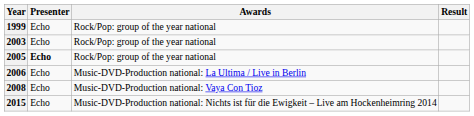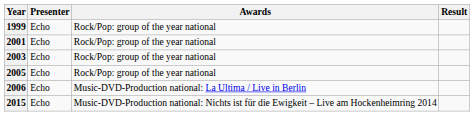+ row: (16, 42)
(41, 57) bold -> (40, 73) normal
- row: (16, 88)
